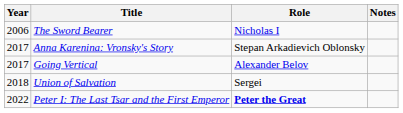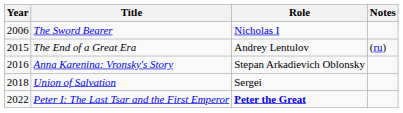+ row: (85, 47)
(18, 47) 2017 -> (18, 64) 2016
- row: (66, 64)
